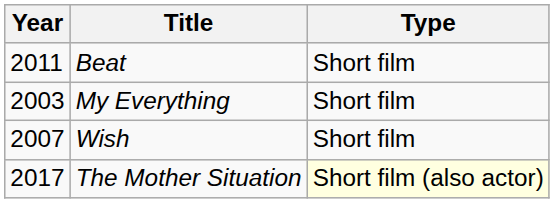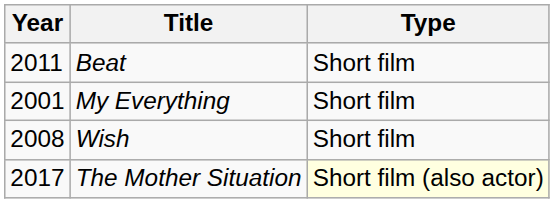(37, 100) 2003 -> (37, 100) 2001
(37, 139) 2007 -> (37, 139) 2008
